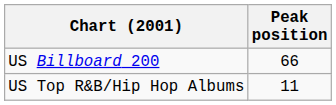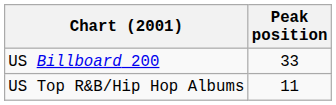(290, 61) 66 -> (290, 61) 33
